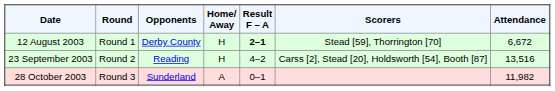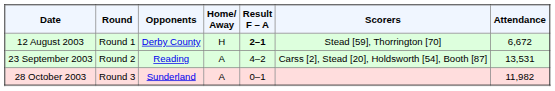(222, 59) H -> (222, 59) A
(520, 59) 13,516 -> (520, 59) 13,531
